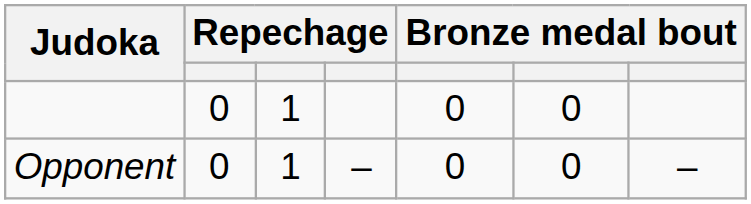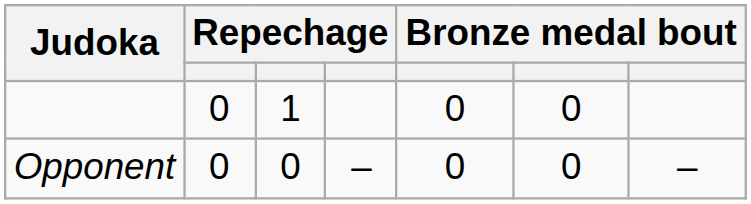(290, 167) 1 -> (290, 167) 0
